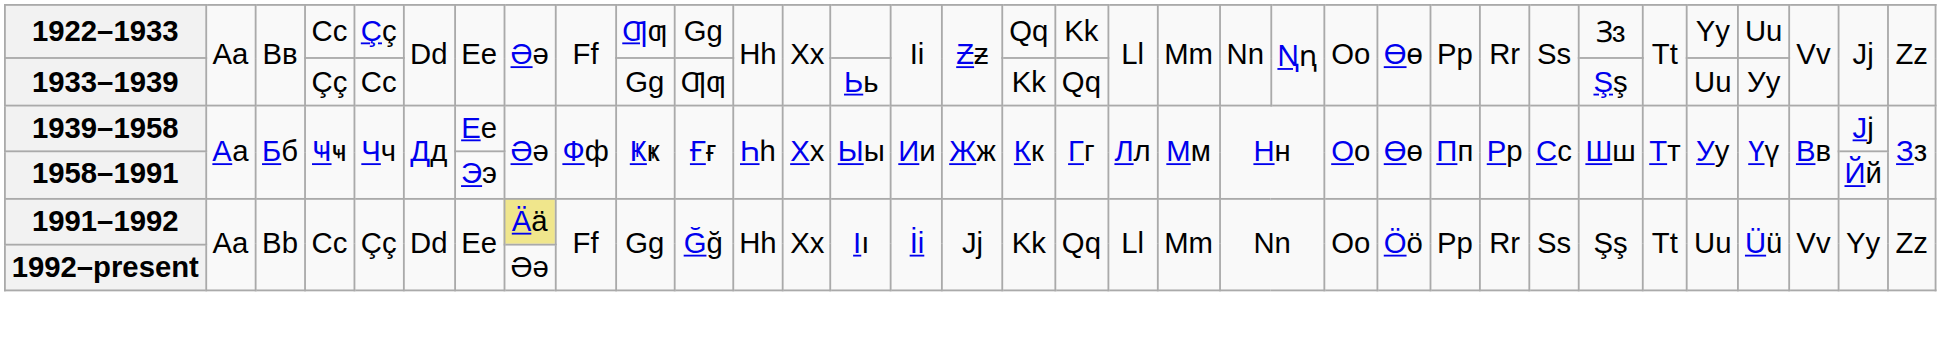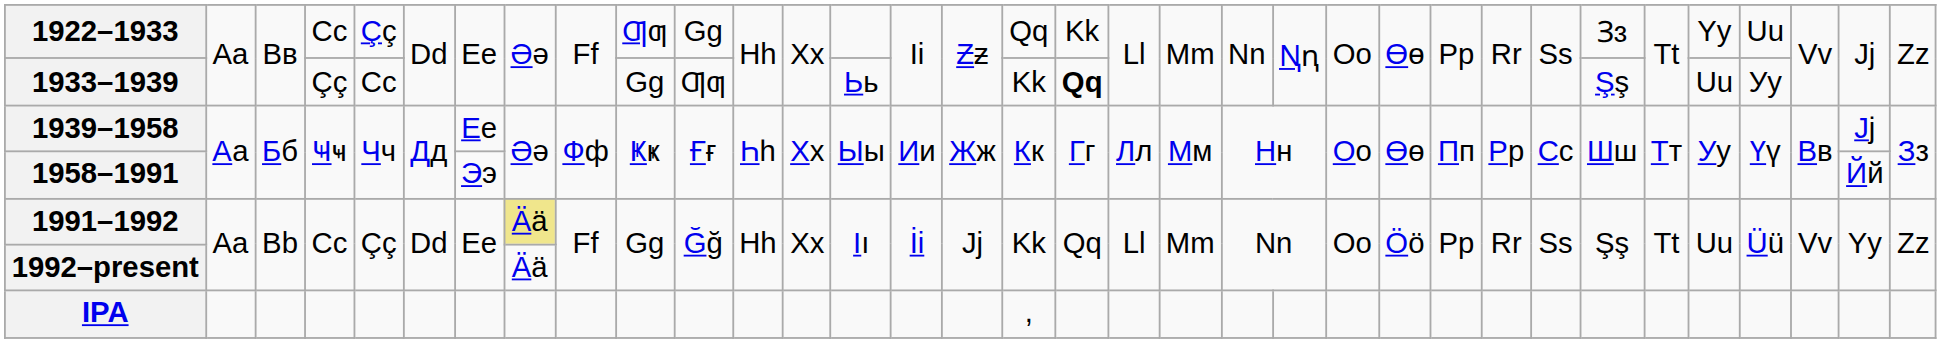(1081, 81) normal -> (1082, 81) bold
(530, 267) Əə -> (530, 267) Ää
+ row: (105, 313)
